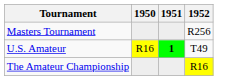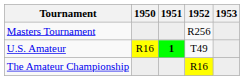+ column: (226, 13)
